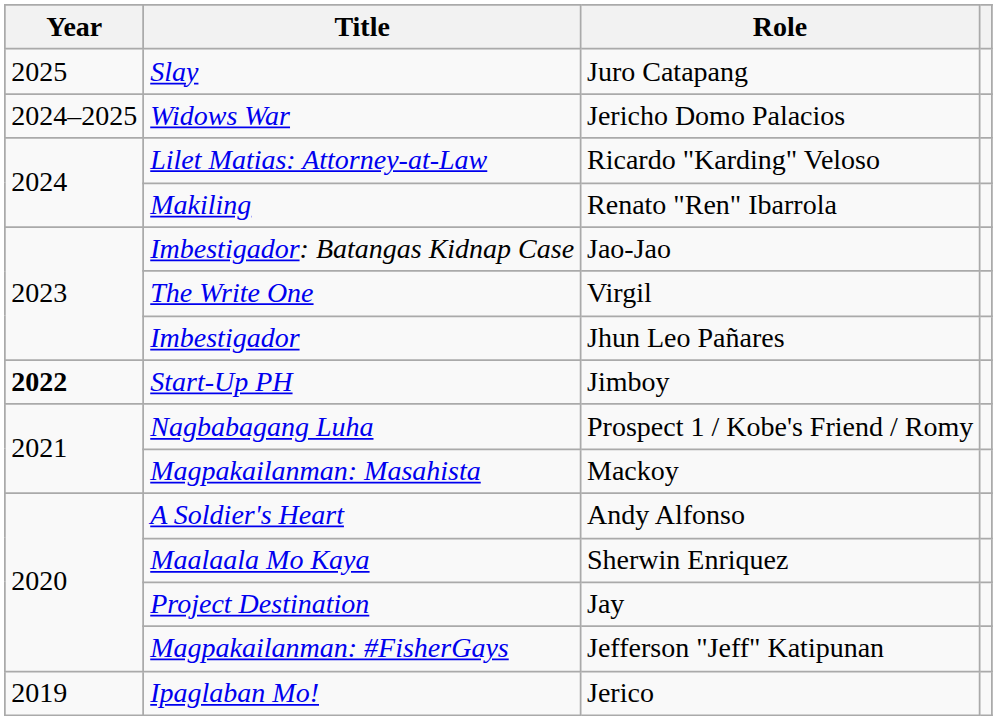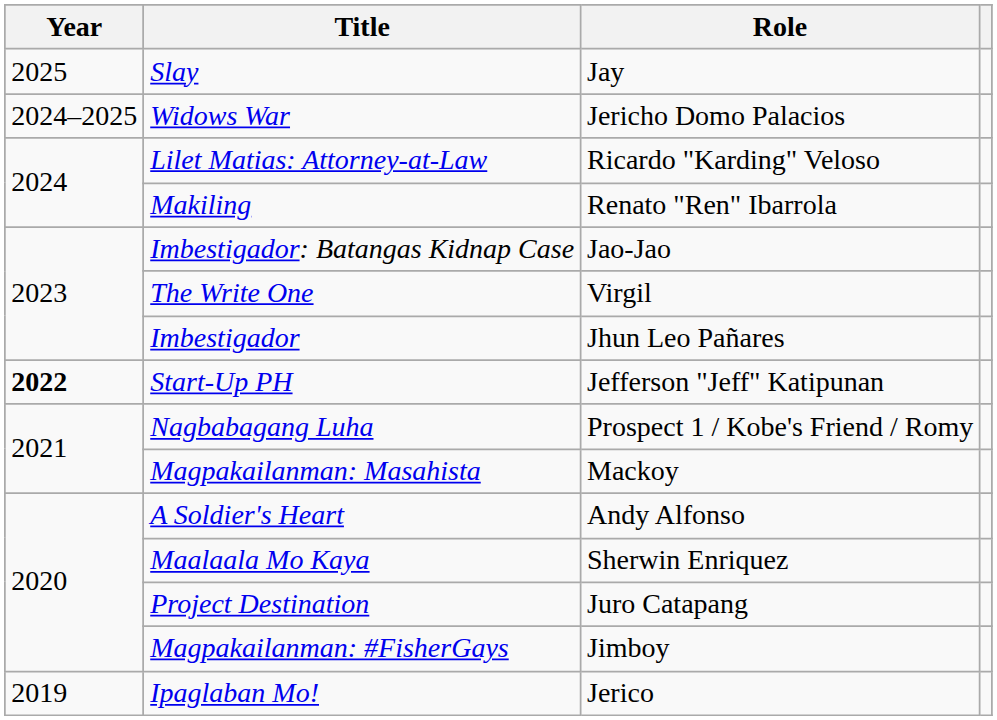(668, 71) Juro Catapang -> (606, 71) Jay
(628, 381) Jimboy -> (736, 381) Jefferson "Jeff" Katipunan
(606, 603) Jay -> (668, 603) Juro Catapang
(736, 648) Jefferson "Jeff" Katipunan -> (628, 648) Jimboy
